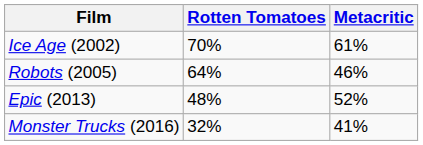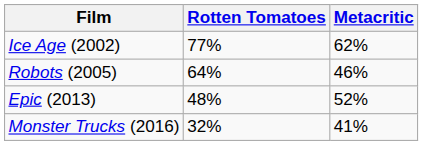(204, 45) 70% -> (204, 45) 77%
(351, 45) 61% -> (351, 45) 62%
